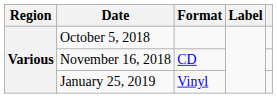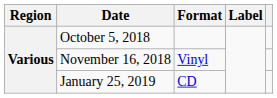(187, 59) CD -> (193, 59) Vinyl
(193, 81) Vinyl -> (187, 81) CD
